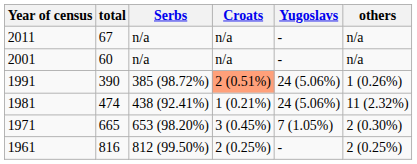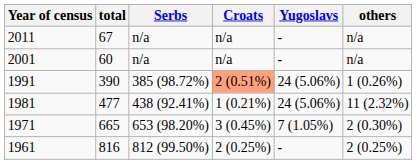(109, 103) 474 -> (109, 103) 477
